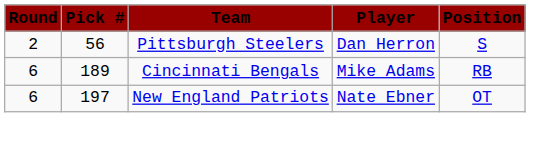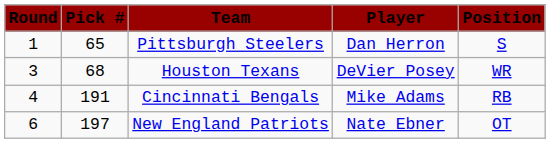(33, 45) 2 -> (33, 45) 1
(95, 45) 56 -> (95, 45) 65
+ row: (231, 71)
(33, 71) 6 -> (33, 98) 4
(95, 71) 189 -> (95, 98) 191
